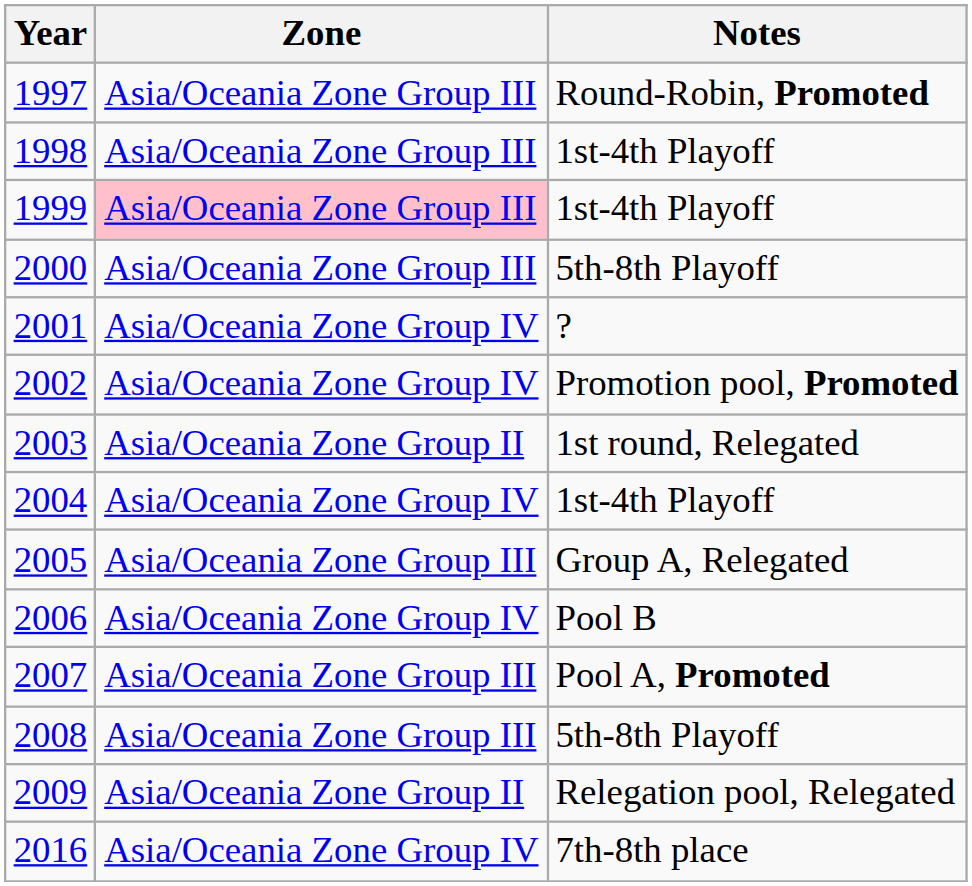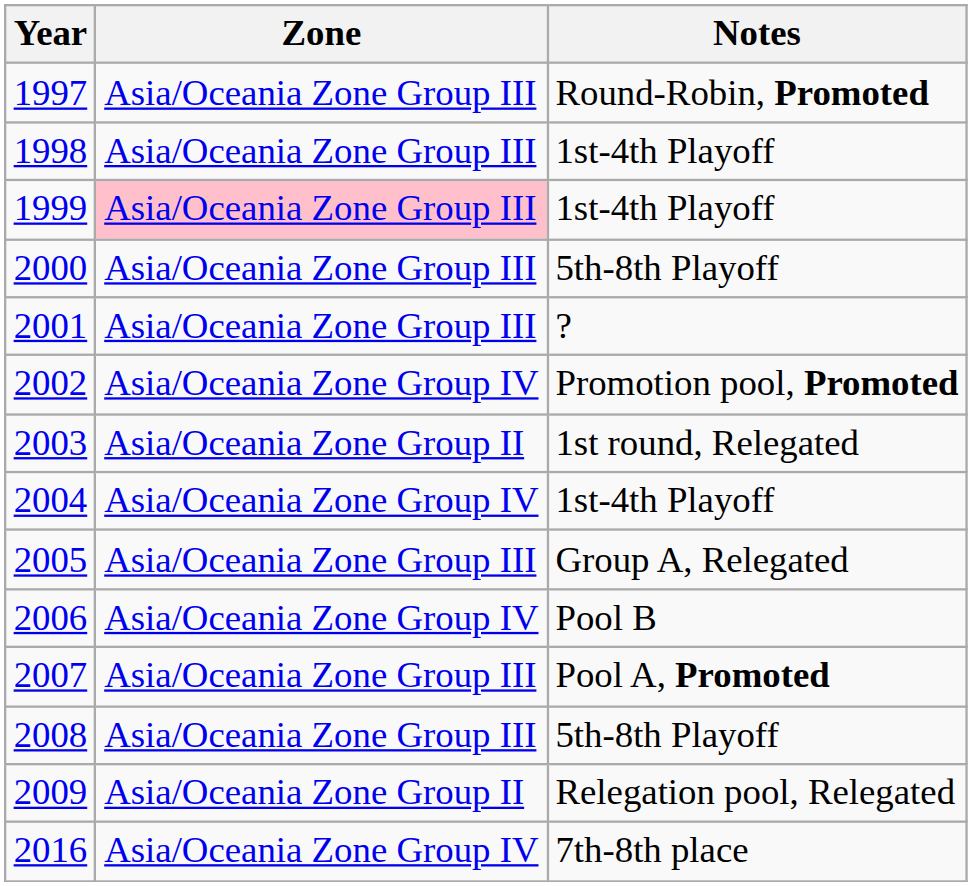(321, 325) Asia/Oceania Zone Group IV -> (320, 325) Asia/Oceania Zone Group III
